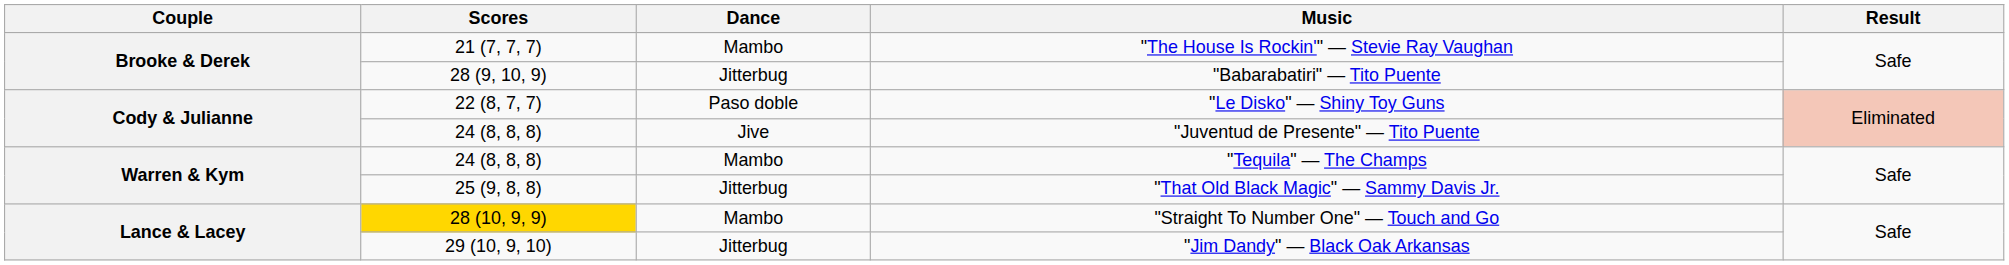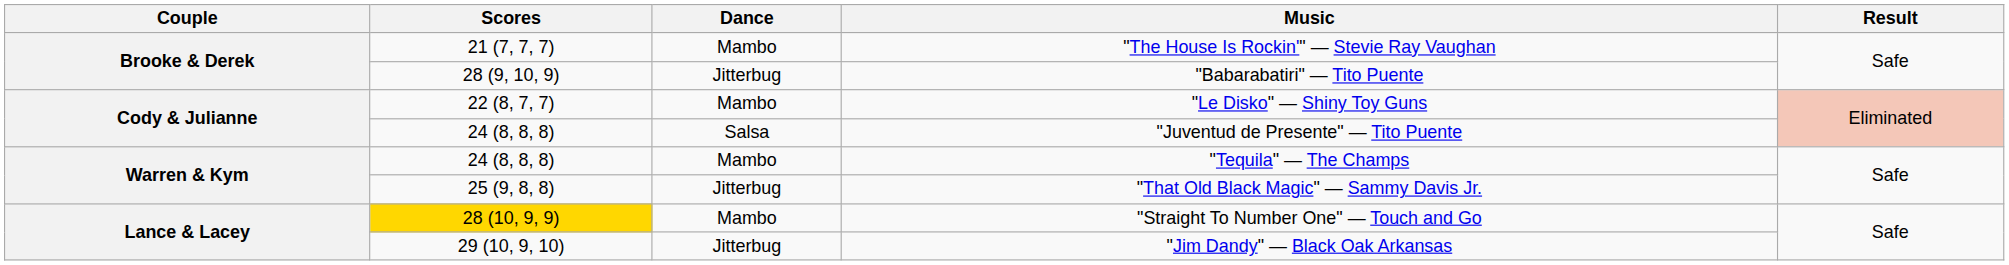(753, 103) Paso doble -> (747, 103) Mambo
(753, 132) Jive -> (747, 132) Salsa
